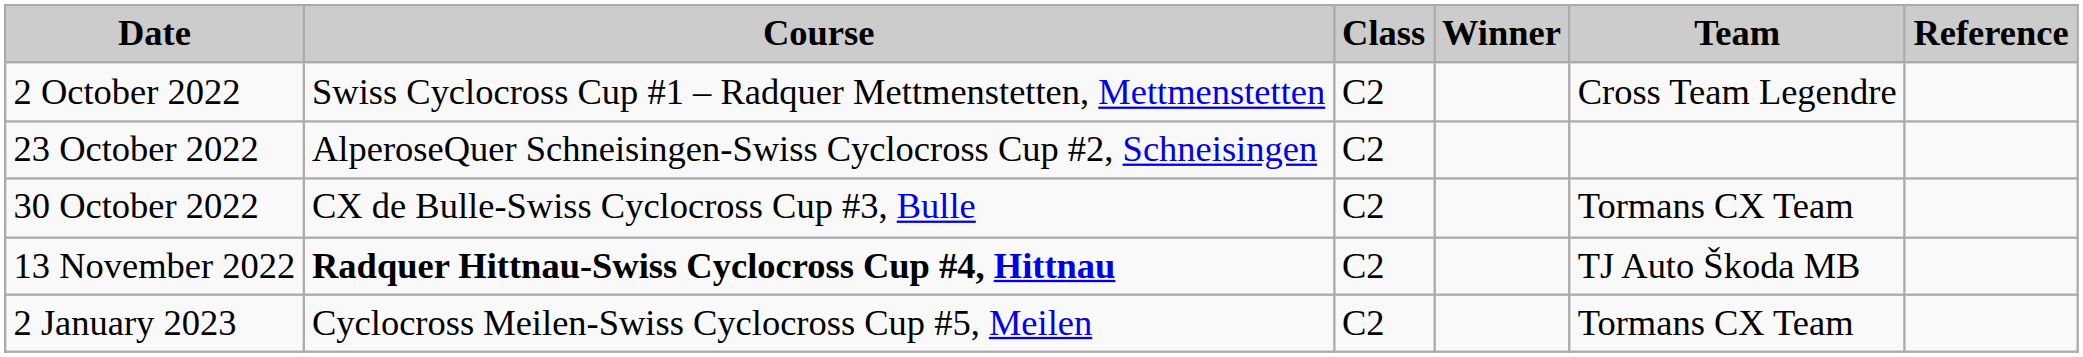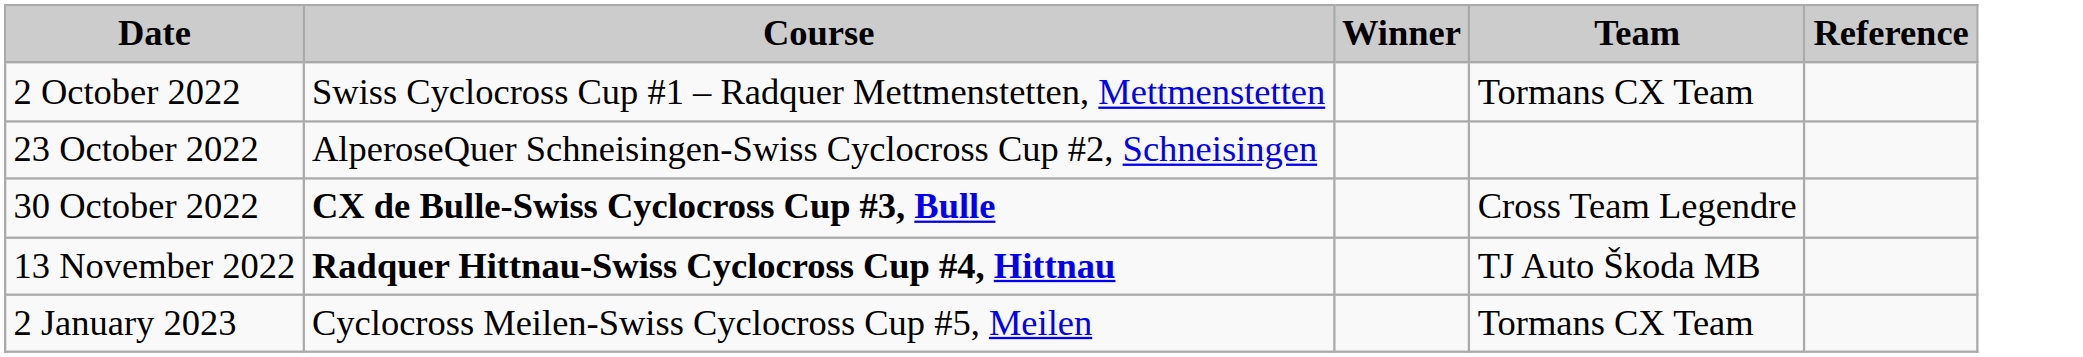- column: (1384, 33)
(1737, 91) Cross Team Legendre -> (1616, 91) Tormans CX Team
(644, 206) normal -> (654, 206) bold
(1716, 206) Tormans CX Team -> (1637, 206) Cross Team Legendre
